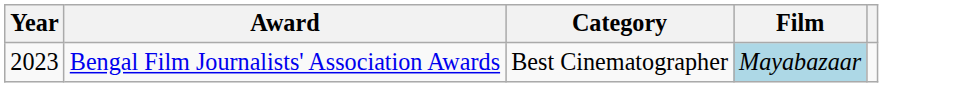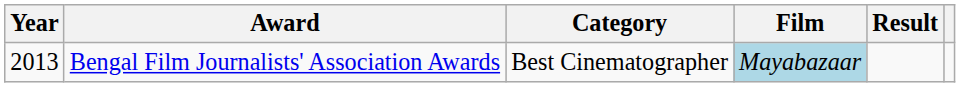+ column: (905, 23)
(34, 61) 2023 -> (34, 61) 2013
